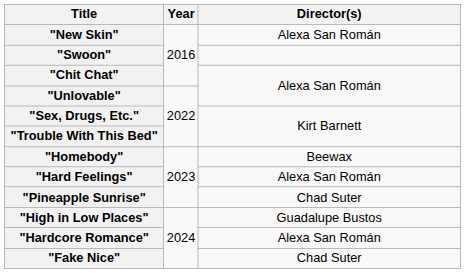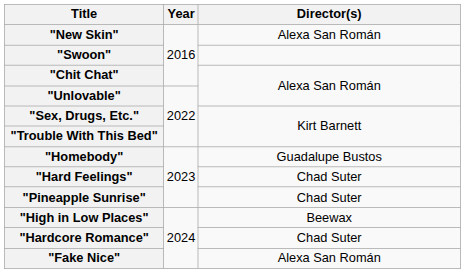(329, 156) Beewax -> (329, 156) Guadalupe Bustos
(329, 177) Alexa San Román -> (329, 177) Chad Suter
(329, 217) Guadalupe Bustos -> (329, 217) Beewax
(329, 237) Alexa San Román -> (329, 237) Chad Suter
(329, 258) Chad Suter -> (329, 258) Alexa San Román
